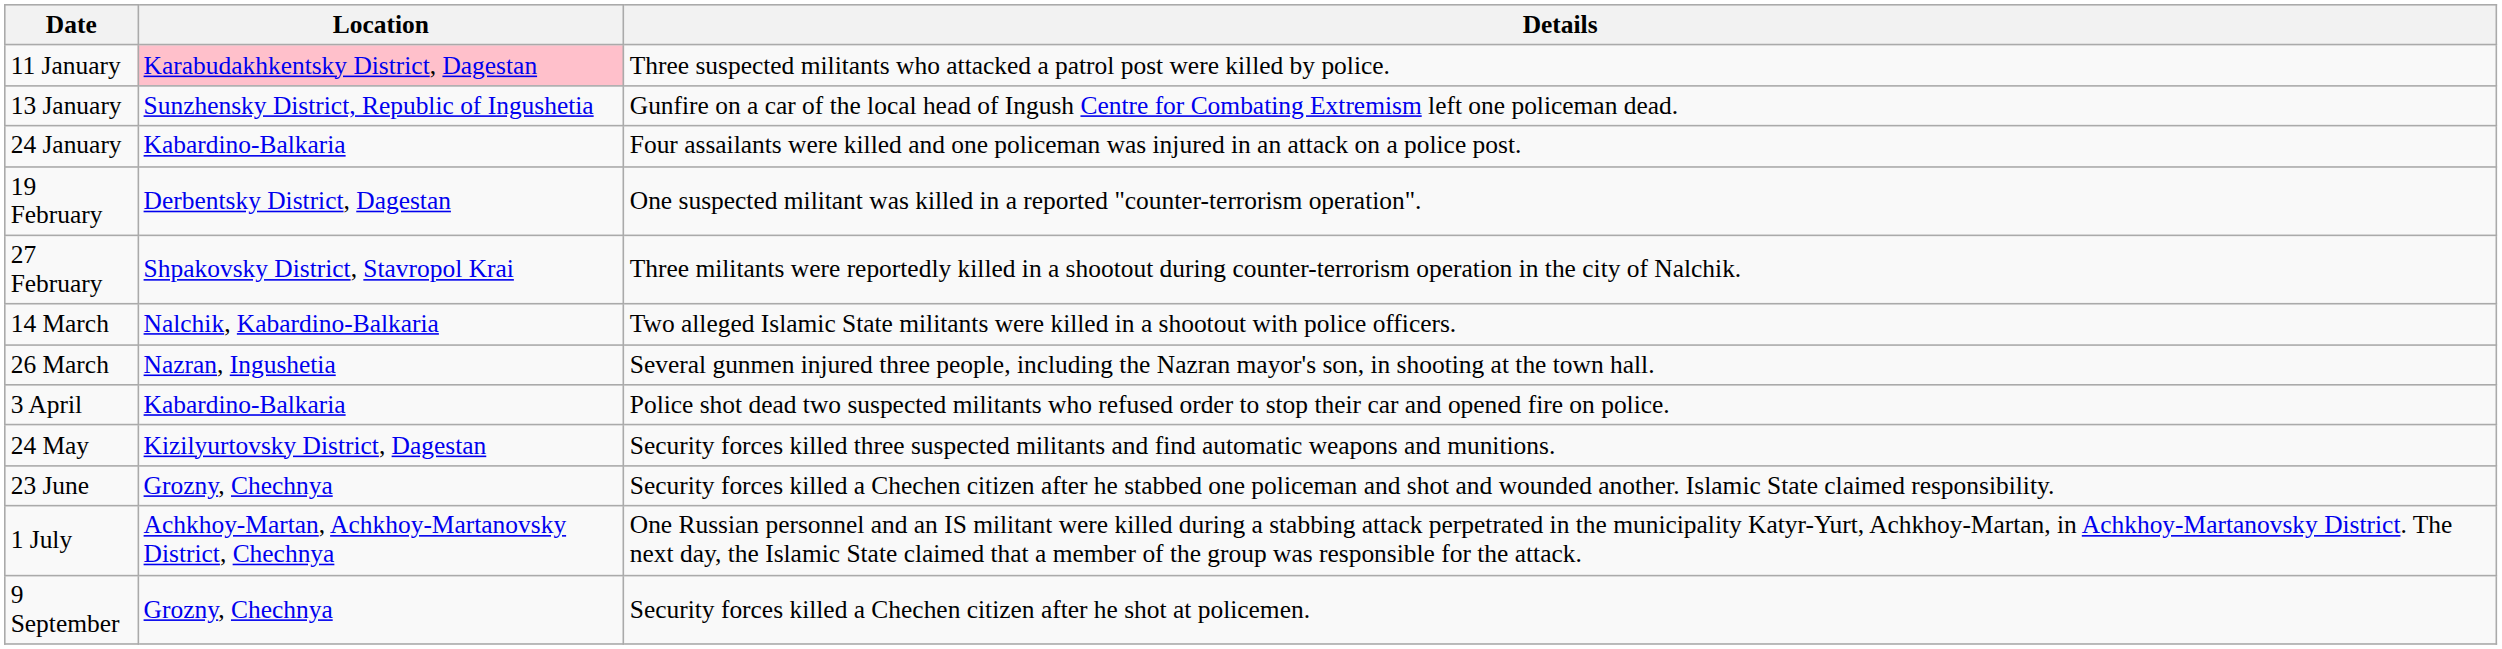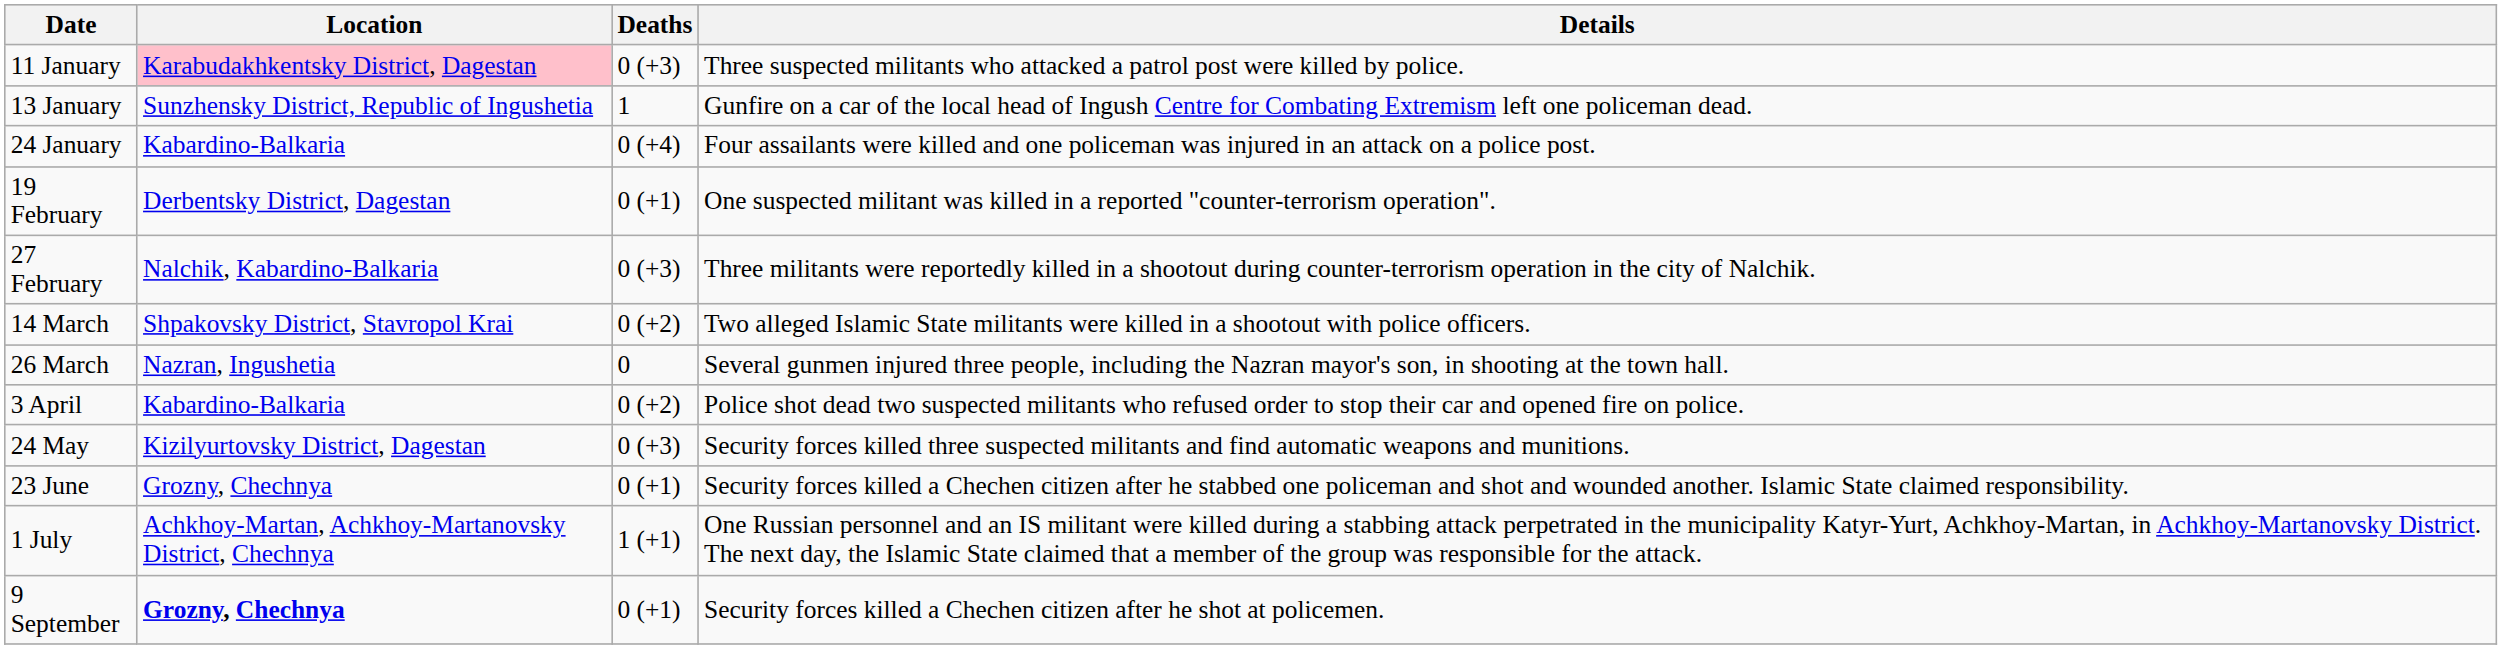+ column: (655, 24)
(329, 269) Shpakovsky District, Stavropol Krai -> (291, 269) Nalchik, Kabardino-Balkaria
(291, 323) Nalchik, Kabardino-Balkaria -> (328, 323) Shpakovsky District, Stavropol Krai
(238, 608) normal -> (244, 608) bold
